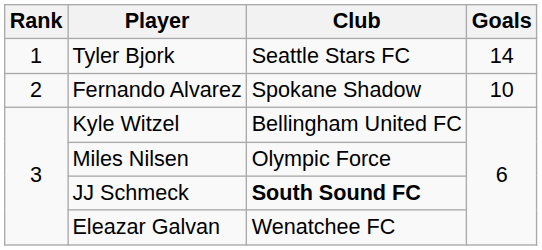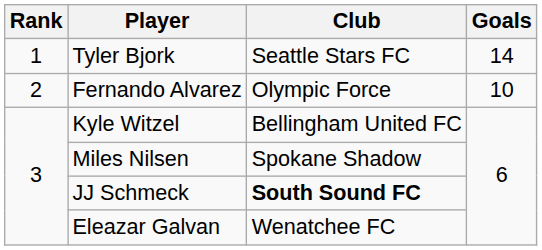(336, 90) Spokane Shadow -> (321, 90) Olympic Force
(321, 158) Olympic Force -> (336, 158) Spokane Shadow
